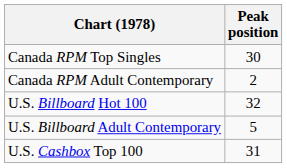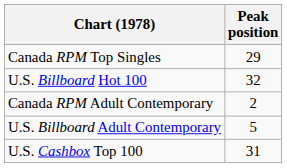(253, 56) 30 -> (253, 56) 29
rows swapped: (111, 80) <-> (77, 103)
